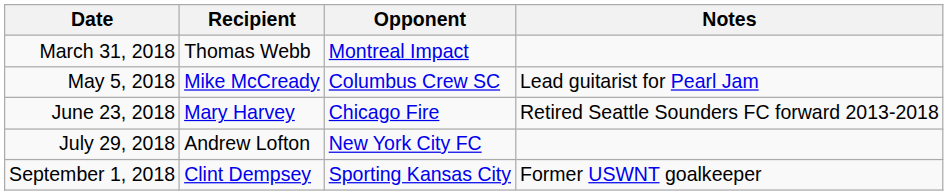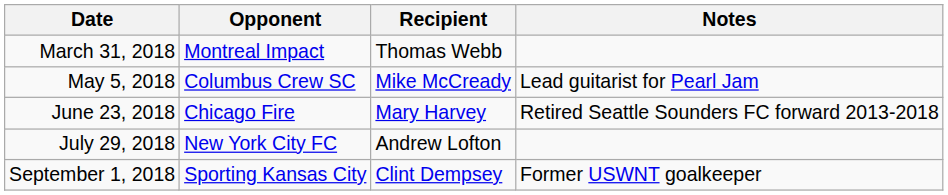columns swapped: (420, 19) <-> (252, 19)
